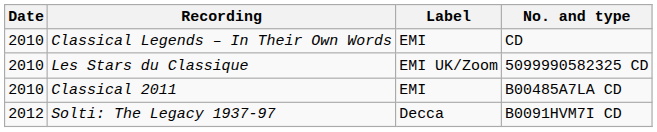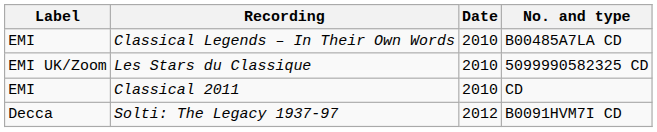columns swapped: (26, 17) <-> (449, 17)
(514, 41) CD -> (563, 41) B00485A7LA CD
(563, 90) B00485A7LA CD -> (514, 90) CD
